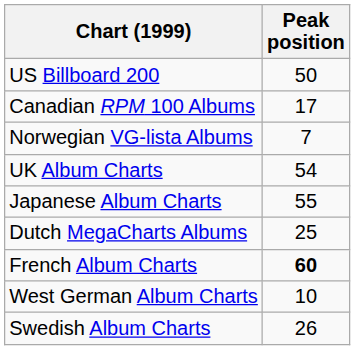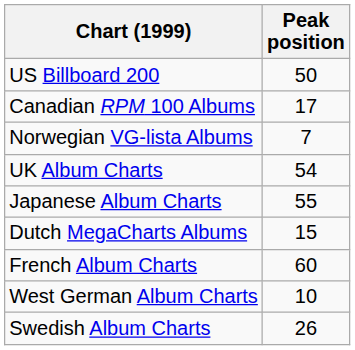(306, 233) 25 -> (306, 233) 15
(306, 264) bold -> (306, 264) normal
